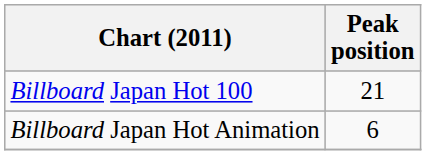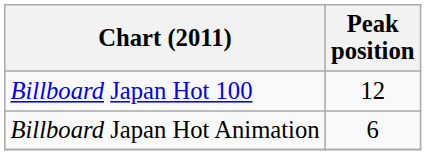(373, 90) 21 -> (373, 90) 12
